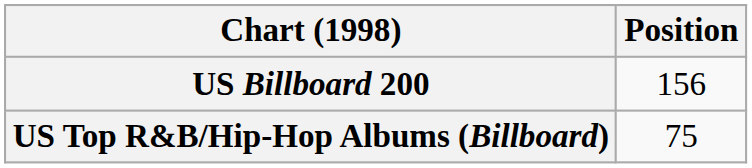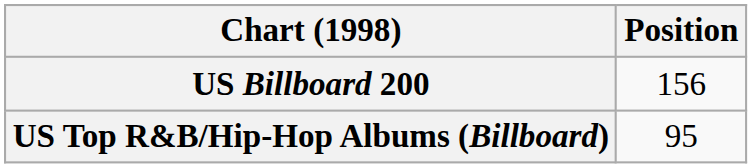(681, 135) 75 -> (681, 135) 95
